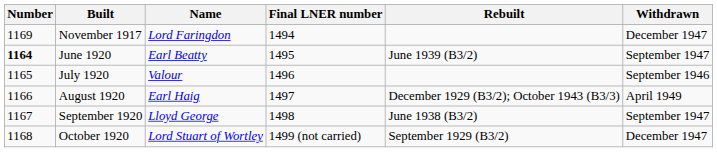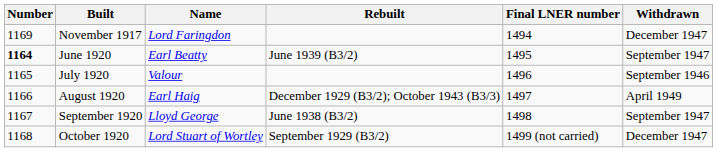columns swapped: (504, 14) <-> (326, 14)
